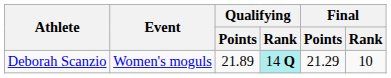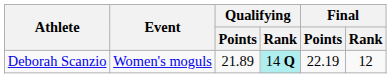(323, 61) 21.29 -> (323, 61) 22.19
(366, 61) 10 -> (366, 61) 12
